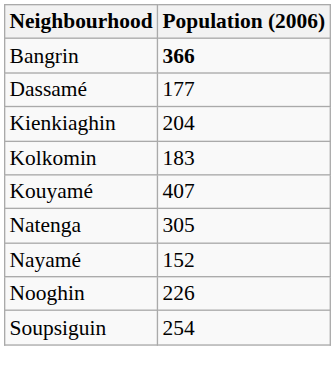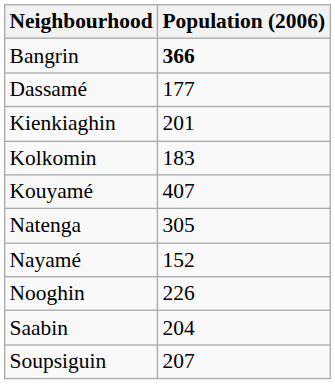(179, 123) 204 -> (179, 123) 201
+ row: (39, 327)
(179, 327) 254 -> (179, 361) 207
